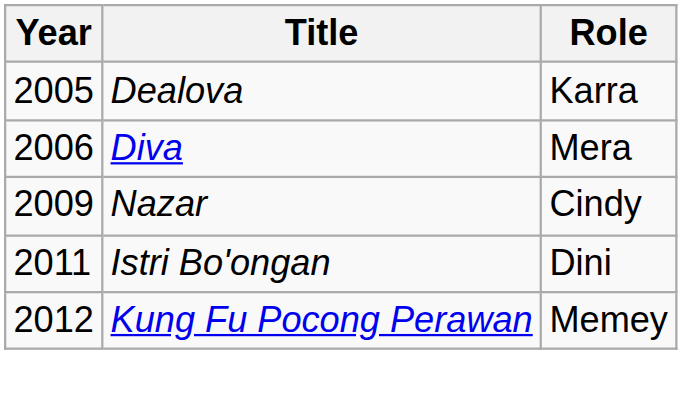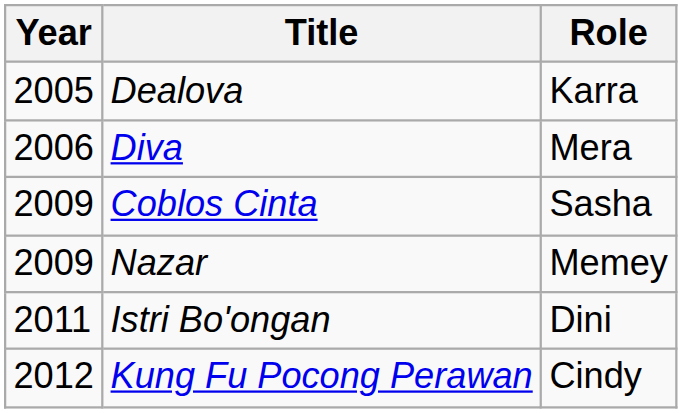+ row: (214, 205)
(596, 205) Cindy -> (609, 262) Memey
(609, 319) Memey -> (596, 377) Cindy
